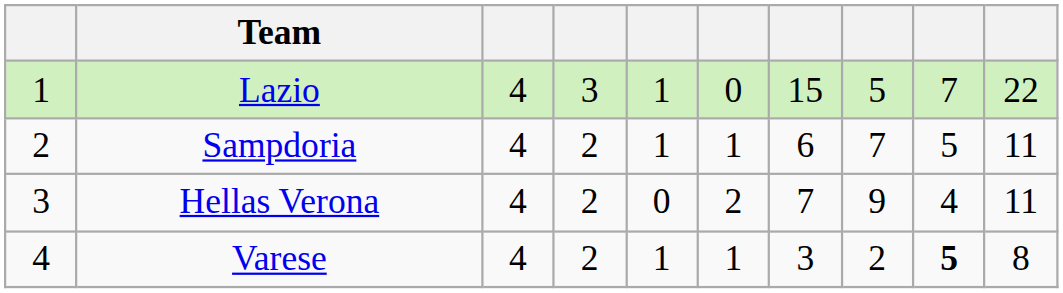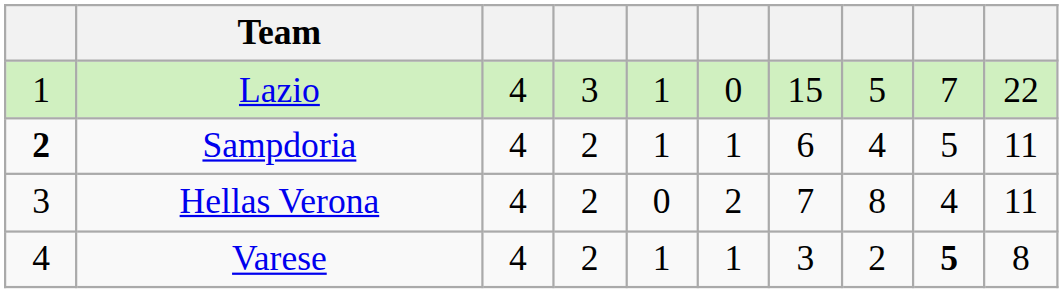(41, 145) normal -> (41, 145) bold
(877, 145) 7 -> (877, 145) 4
(877, 201) 9 -> (877, 201) 8
